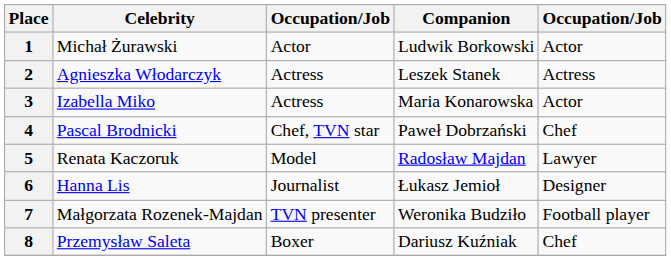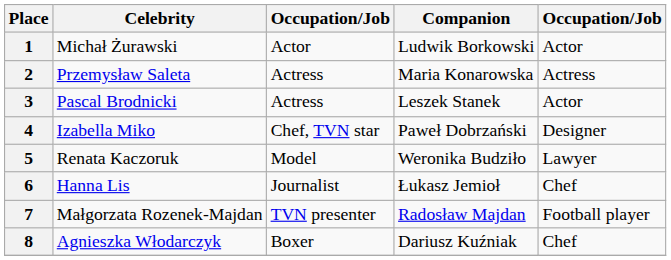(139, 74) Agnieszka Włodarczyk -> (123, 74) Przemysław Saleta
(449, 74) Leszek Stanek -> (466, 74) Maria Konarowska
(106, 102) Izabella Miko -> (117, 102) Pascal Brodnicki
(466, 102) Maria Konarowska -> (449, 102) Leszek Stanek
(117, 130) Pascal Brodnicki -> (106, 130) Izabella Miko
(560, 130) Chef -> (574, 130) Designer
(462, 158) Radosław Majdan -> (462, 158) Weronika Budziło
(574, 185) Designer -> (560, 185) Chef
(462, 213) Weronika Budziło -> (462, 213) Radosław Majdan
(123, 241) Przemysław Saleta -> (139, 241) Agnieszka Włodarczyk
